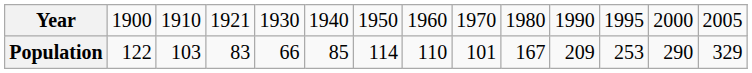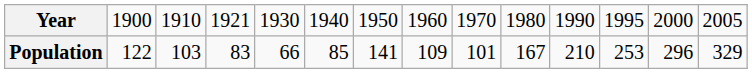(383, 52) 114 -> (383, 52) 141
(432, 52) 110 -> (432, 52) 109
(580, 52) 209 -> (580, 52) 210
(678, 52) 290 -> (678, 52) 296
